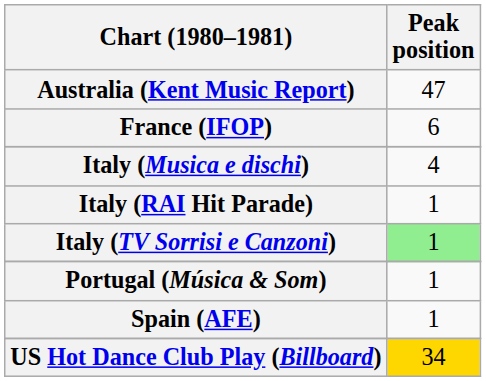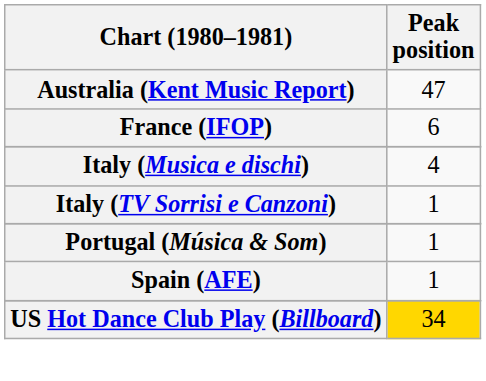- row: (196, 204)
(434, 242) lightgreen background -> (434, 204) no background
